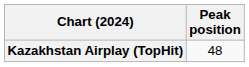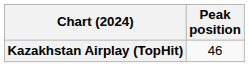(215, 51) 48 -> (215, 51) 46
